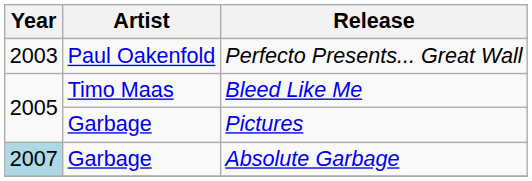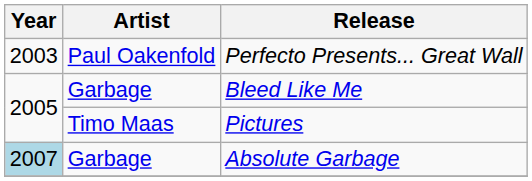(121, 90) Timo Maas -> (110, 90) Garbage
(110, 124) Garbage -> (121, 124) Timo Maas
